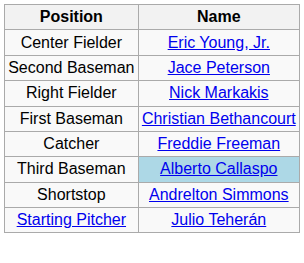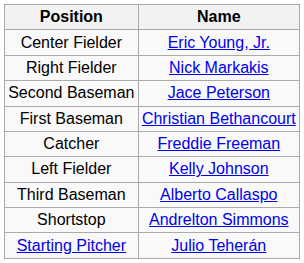rows swapped: (71, 67) <-> (71, 93)
+ row: (71, 169)
(219, 169) lightblue background -> (219, 194) no background
